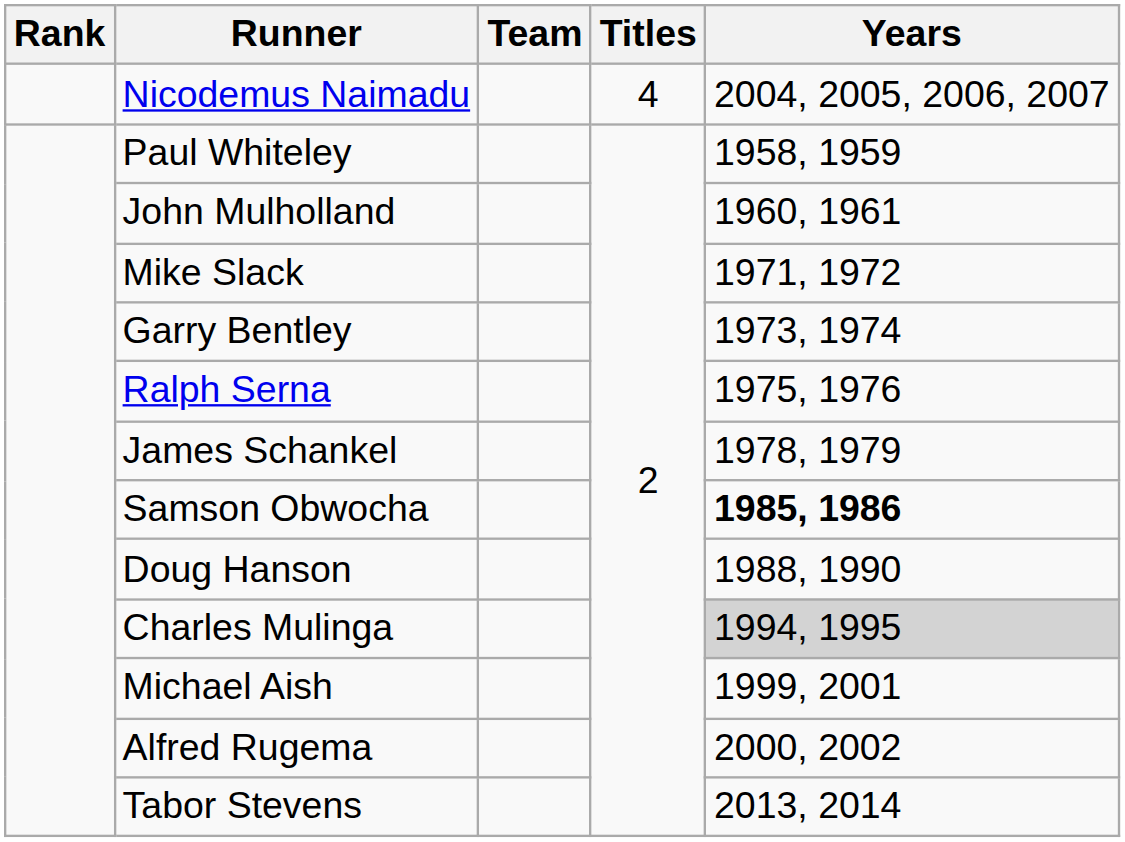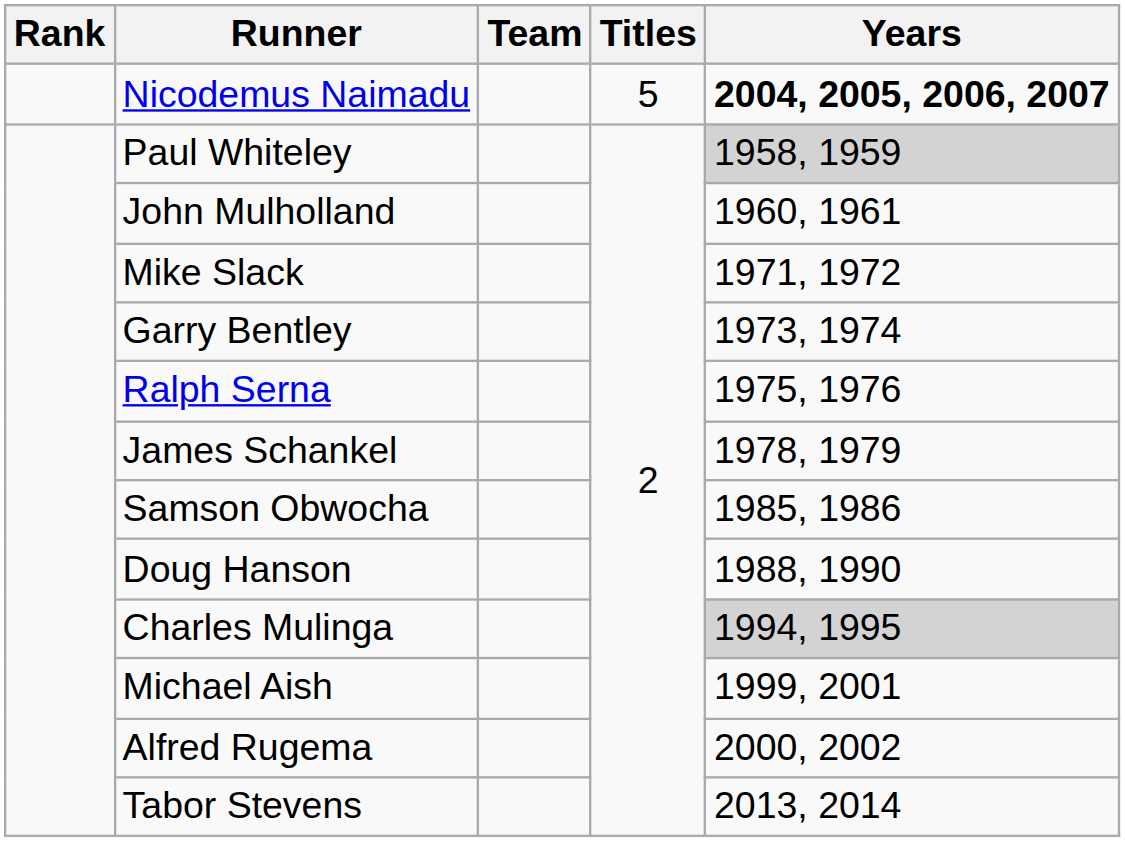(648, 93) 4 -> (648, 93) 5
(912, 93) normal -> (912, 93) bold
(808, 152) no background -> (808, 152) lightgrey background
(808, 509) bold -> (808, 509) normal
